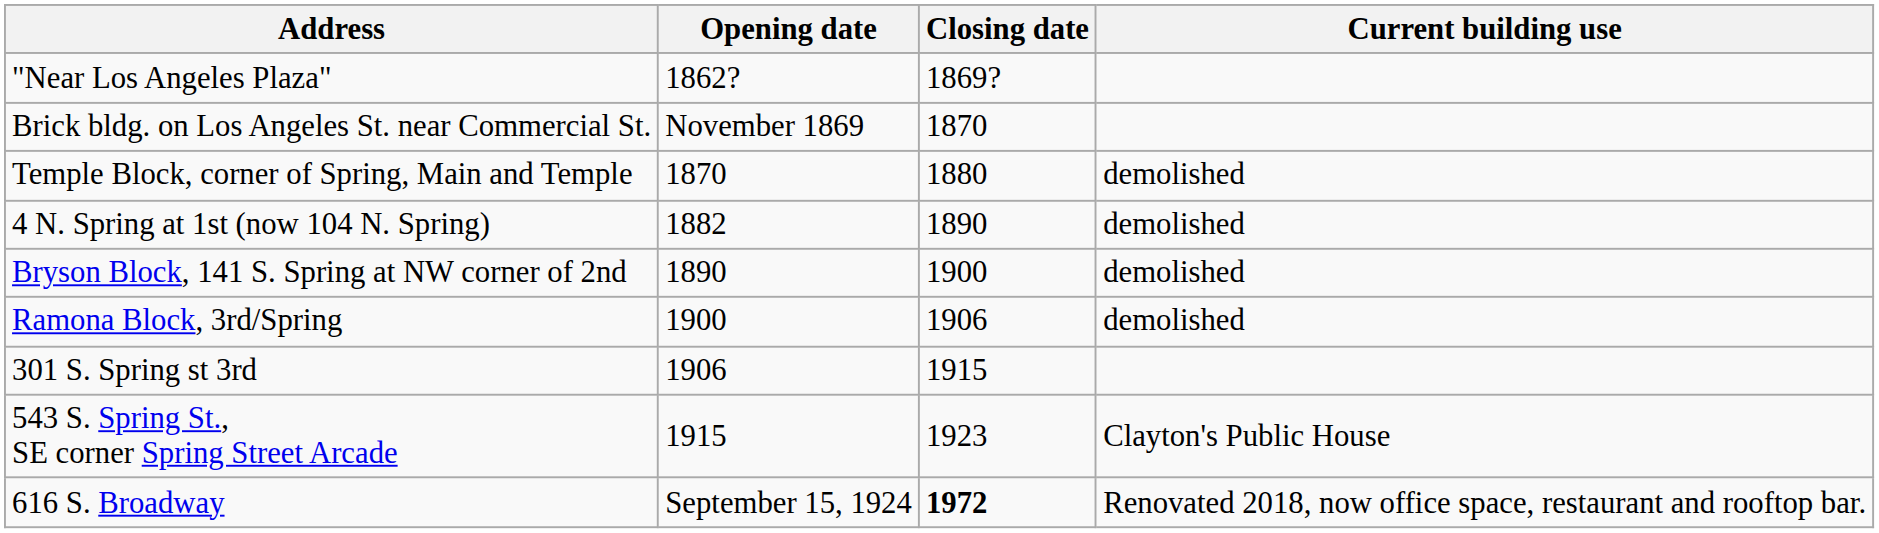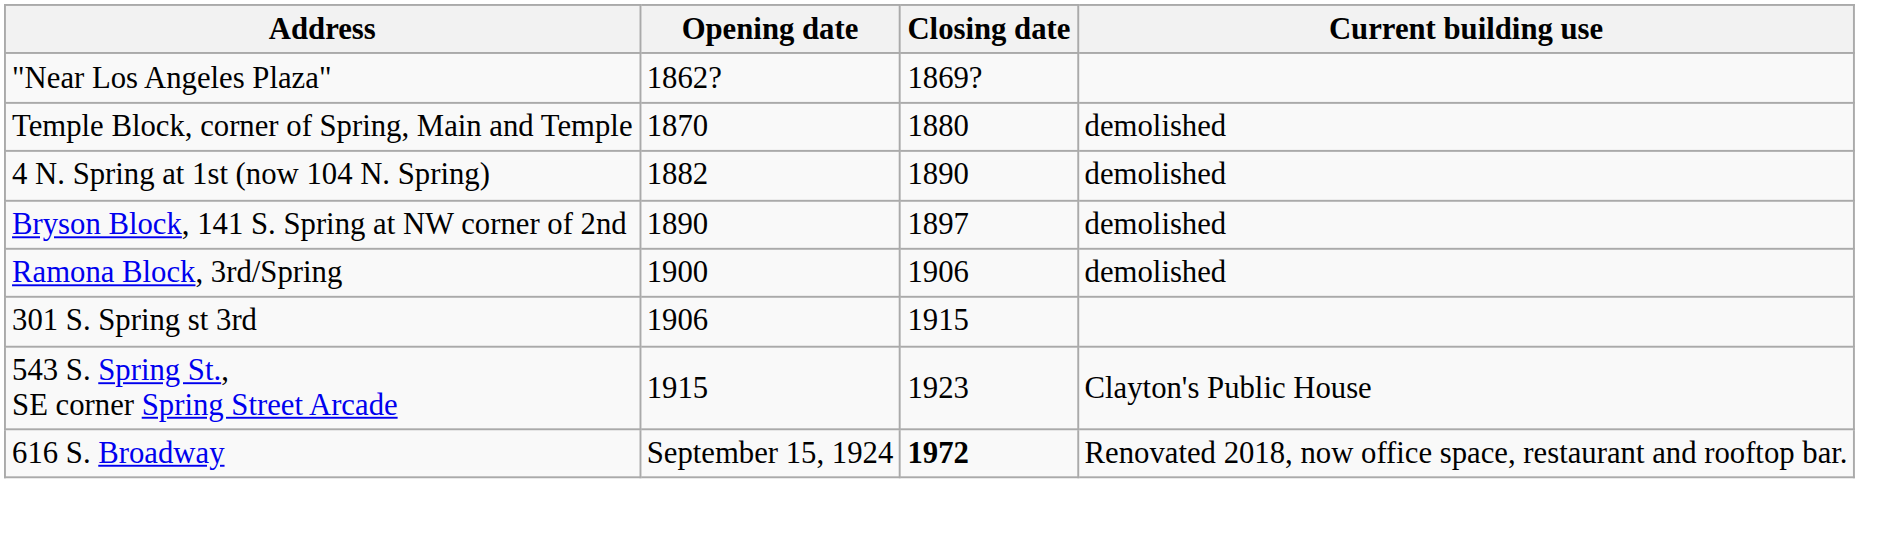- row: (332, 126)
(957, 272) 1900 -> (938, 223) 1897
